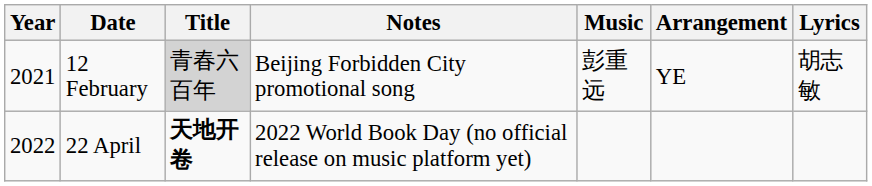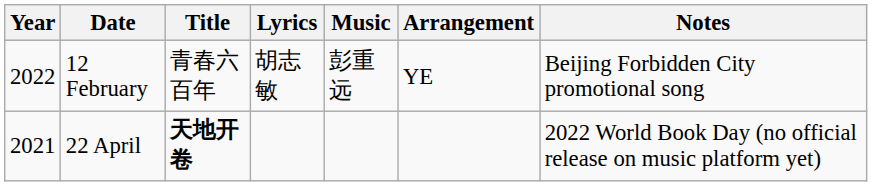columns swapped: (829, 22) <-> (413, 22)
(33, 75) 2021 -> (33, 75) 2022
(205, 74) lightgrey background -> (205, 74) no background
(33, 145) 2022 -> (33, 145) 2021
